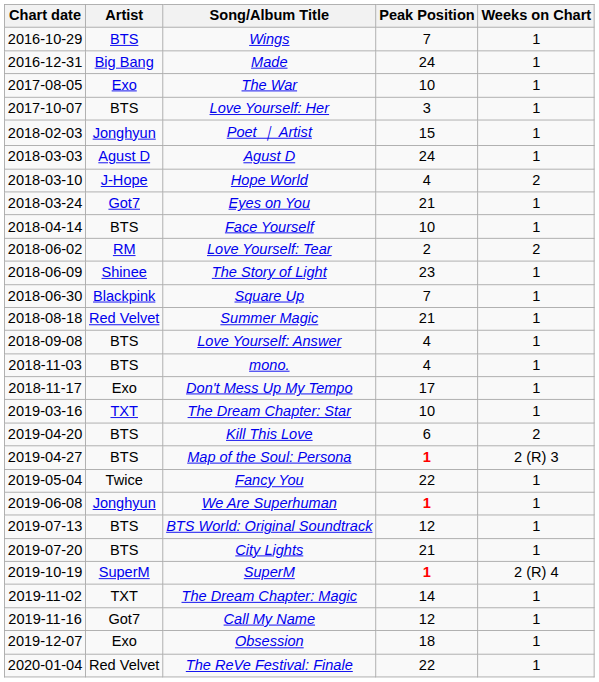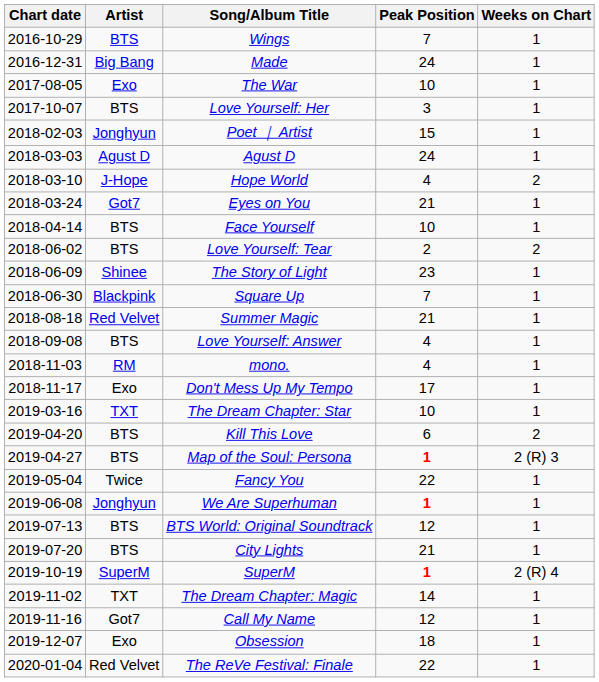(124, 249) RM -> (124, 249) BTS
(124, 365) BTS -> (124, 365) RM
